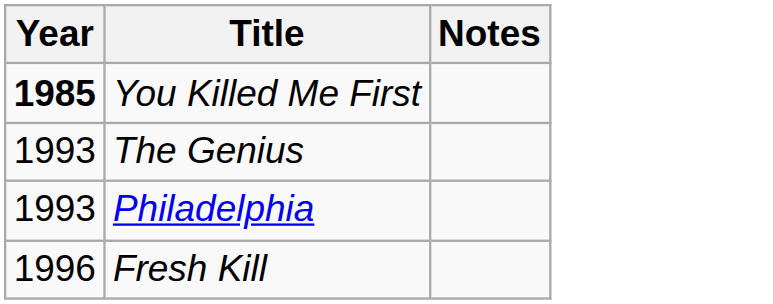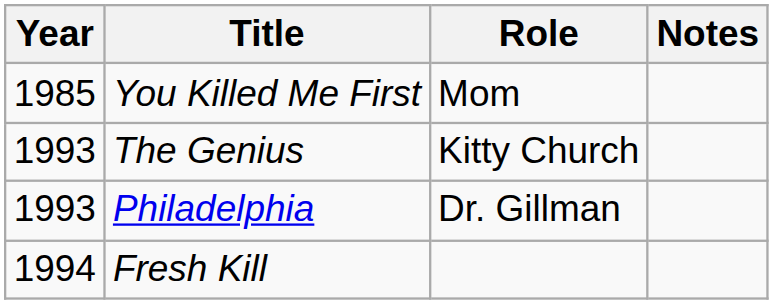+ column: (539, 33)
(55, 92) bold -> (55, 92) normal
(55, 268) 1996 -> (55, 268) 1994
